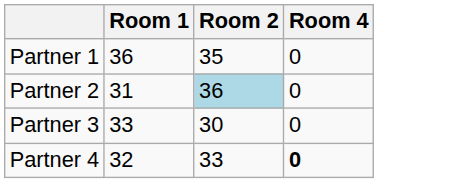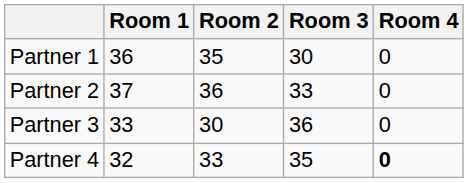+ column: (329, 21)
(121, 90) 31 -> (121, 90) 37
(211, 90) lightblue background -> (211, 90) no background
